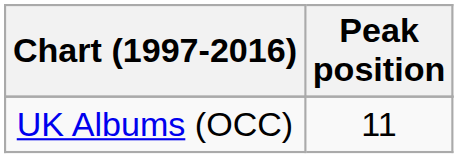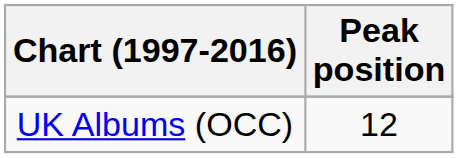(379, 123) 11 -> (379, 123) 12
